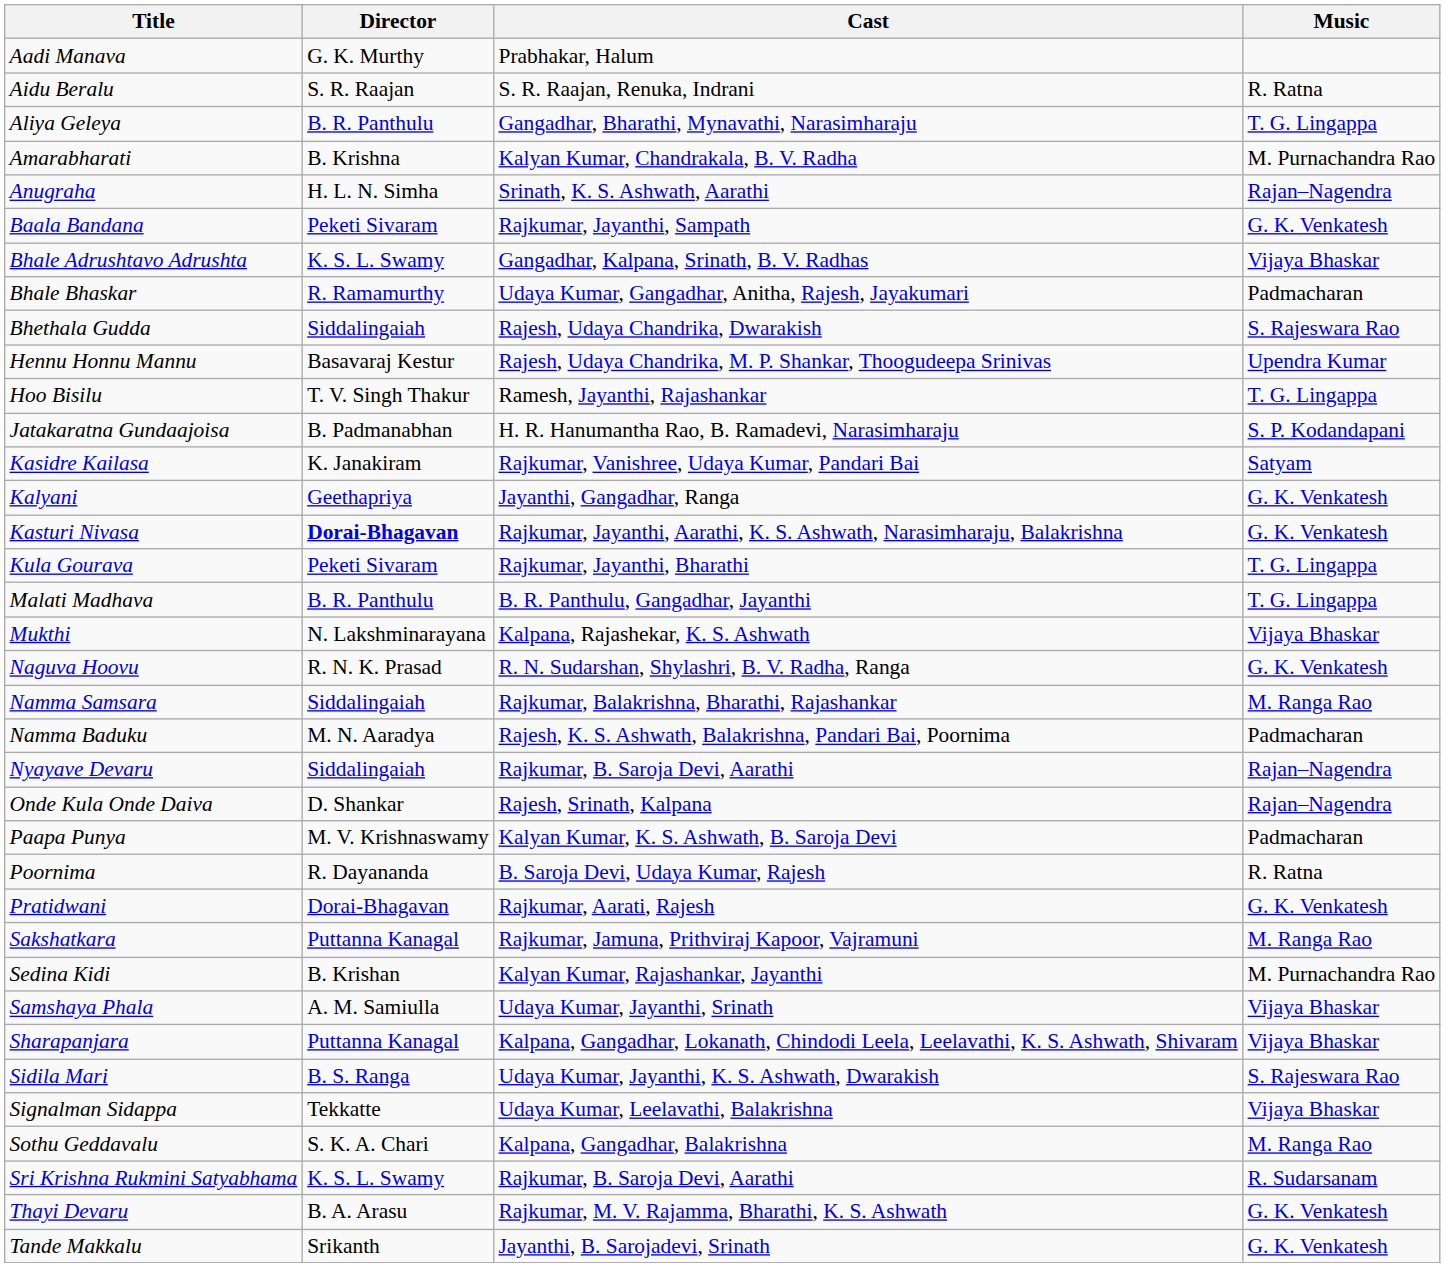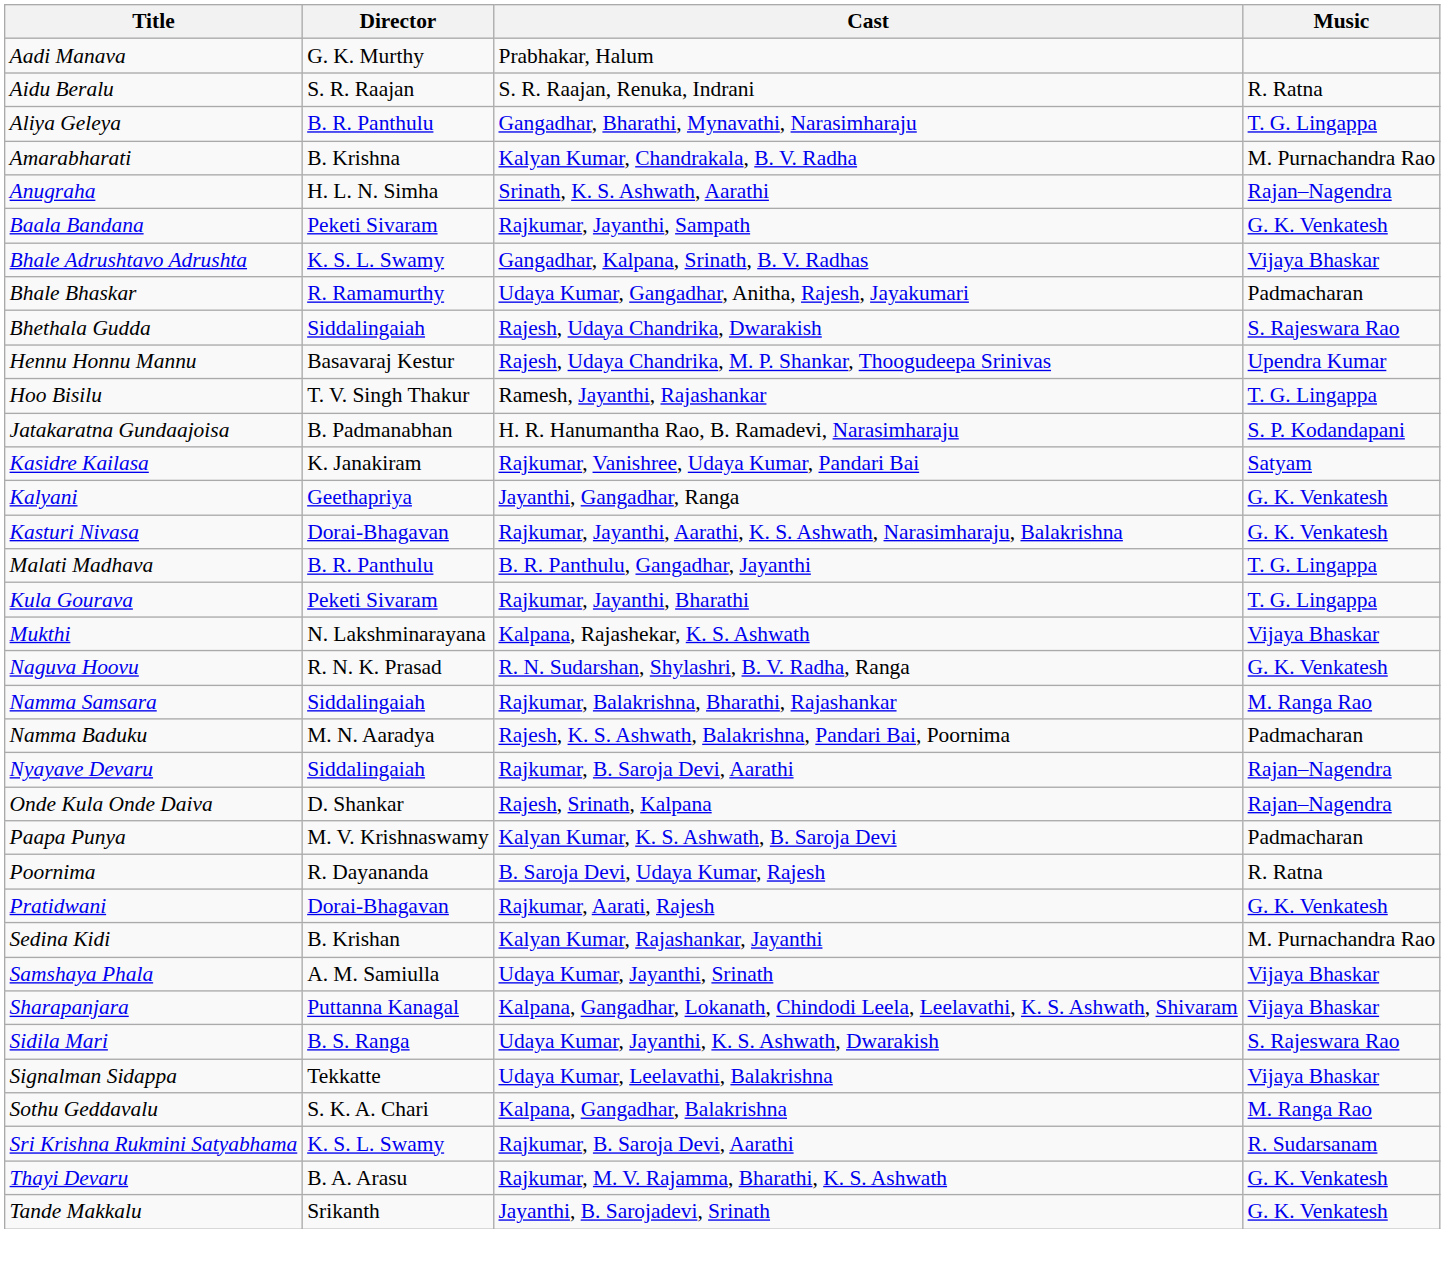(383, 531) bold -> (378, 531) normal
rows swapped: (71, 565) <-> (81, 599)
- row: (63, 939)
